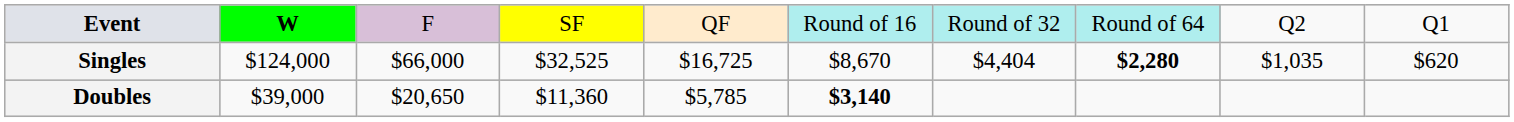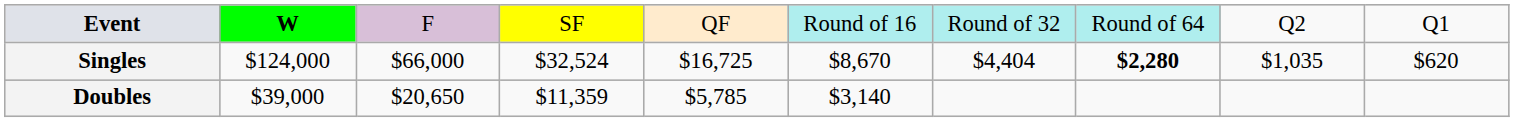(572, 60) $32,525 -> (572, 60) $32,524
(572, 98) $11,360 -> (572, 98) $11,359
(860, 98) bold -> (860, 98) normal
